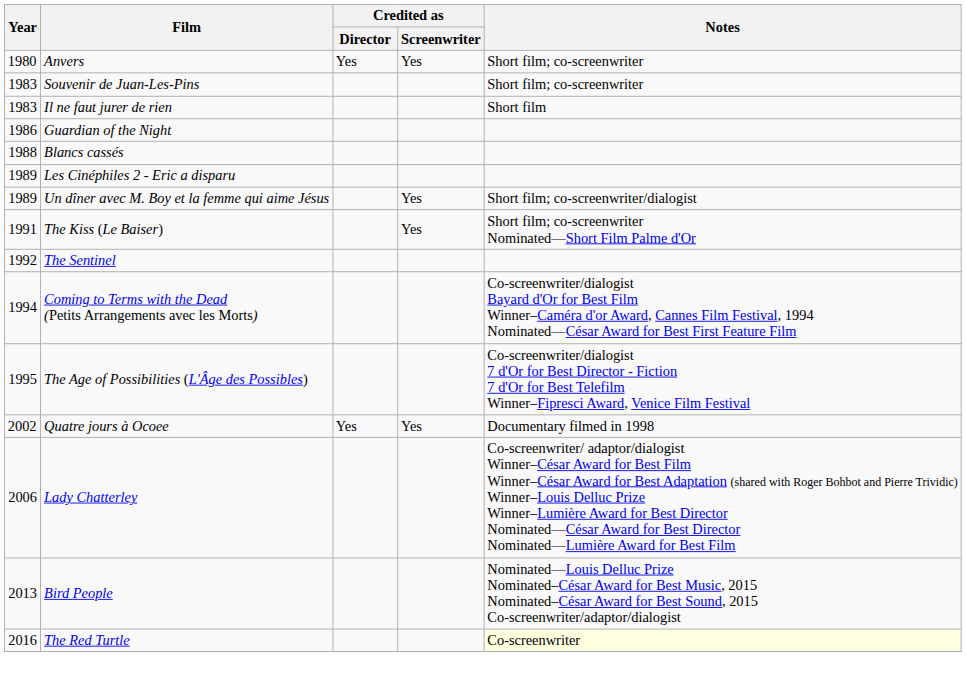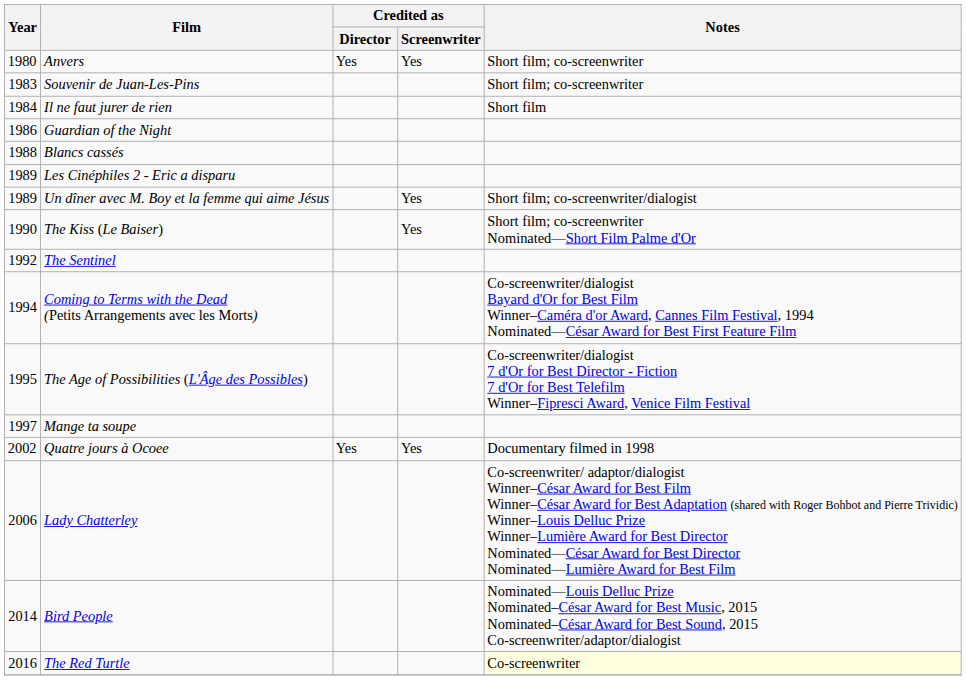(23, 107) 1983 -> (23, 107) 1984
(23, 229) 1991 -> (23, 229) 1990
+ row: (90, 426)
(23, 593) 2013 -> (23, 616) 2014
